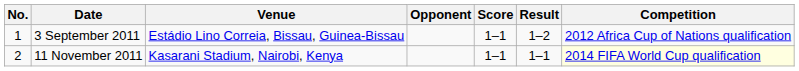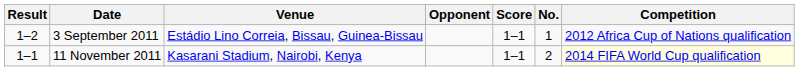columns swapped: (18, 14) <-> (539, 14)
